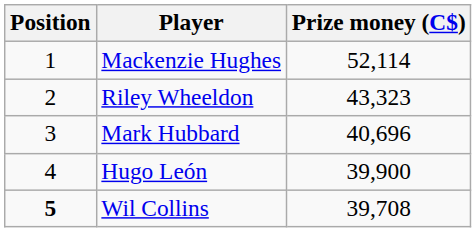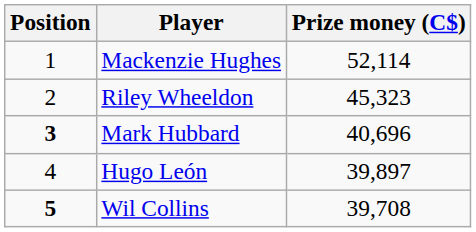(379, 97) 43,323 -> (379, 97) 45,323
(50, 134) normal -> (50, 134) bold
(379, 171) 39,900 -> (379, 171) 39,897
